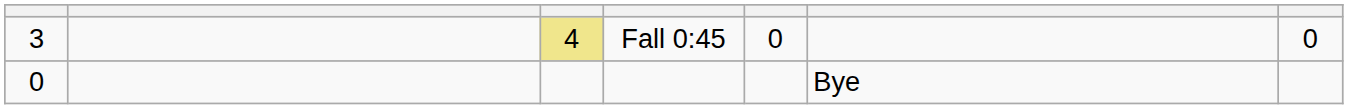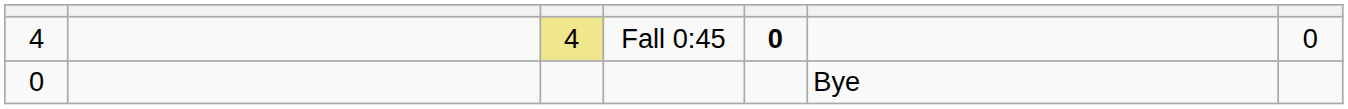(37, 38) 3 -> (37, 38) 4
(775, 38) normal -> (775, 38) bold
